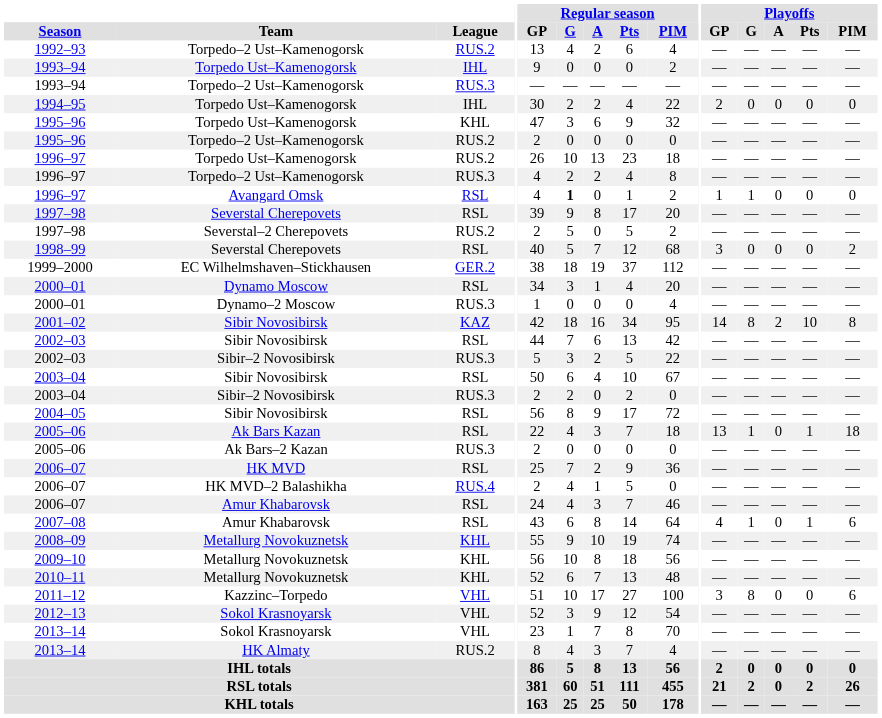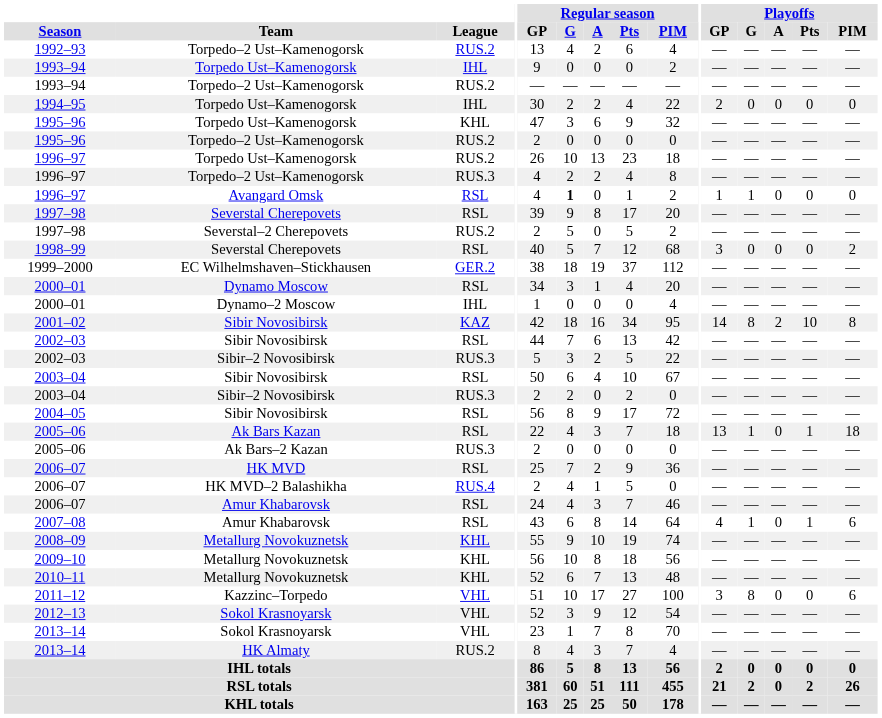(475, 85) RUS.3 -> (475, 85) RUS.2
(475, 304) RUS.3 -> (475, 304) IHL
